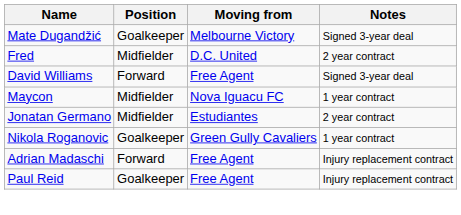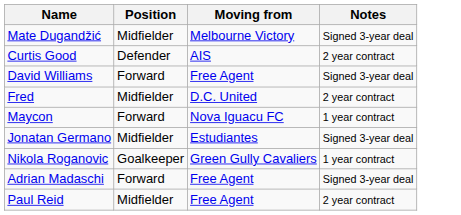(151, 35) Goalkeeper -> (145, 35) Midfielder
+ row: (42, 55)
rows swapped: (21, 55) <-> (50, 76)
(145, 96) Midfielder -> (141, 117) Forward
(359, 118) 2 year contract -> (368, 138) Signed 3-year deal
(388, 159) Injury replacement contract -> (368, 180) Signed 3-year deal
(151, 179) Goalkeeper -> (145, 199) Midfielder
(388, 180) Injury replacement contract -> (359, 200) 2 year contract
